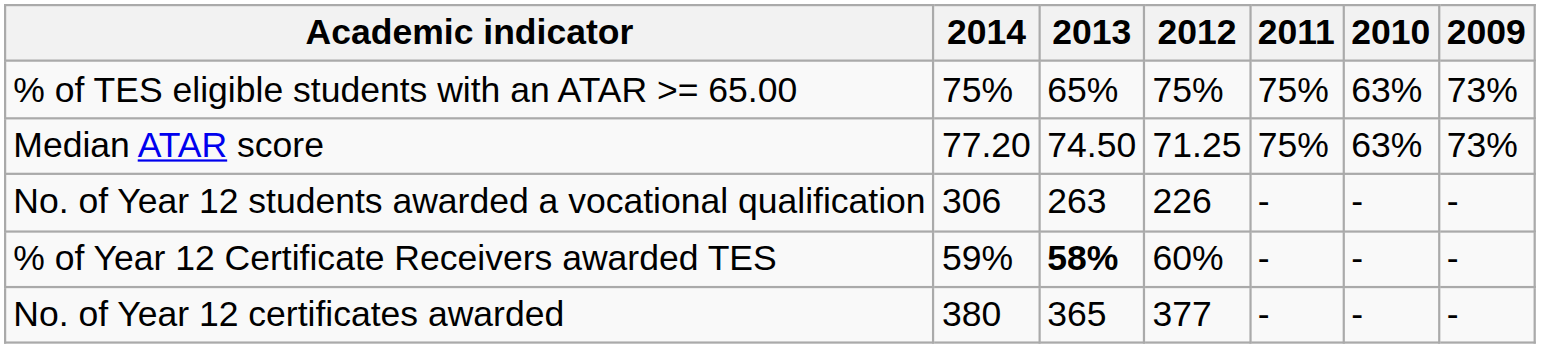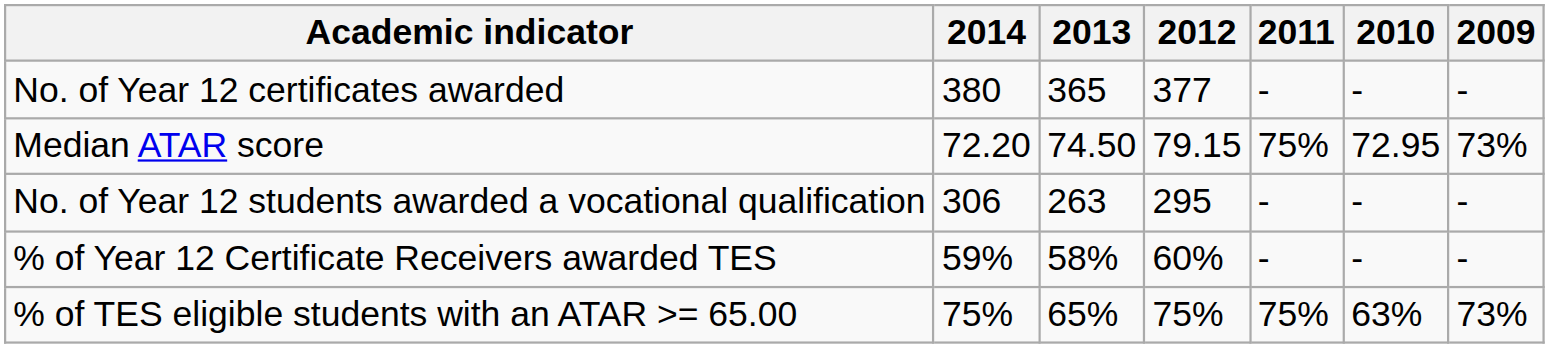rows swapped: (289, 314) <-> (405, 88)
(986, 145) 77.20 -> (986, 145) 72.20
(1197, 145) 71.25 -> (1197, 145) 79.15
(1387, 145) 63% -> (1396, 145) 72.95
(1182, 201) 226 -> (1182, 201) 295
(1083, 257) bold -> (1083, 257) normal
